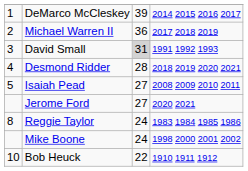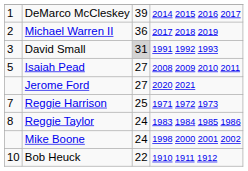- row: (67, 67)
+ row: (66, 103)
